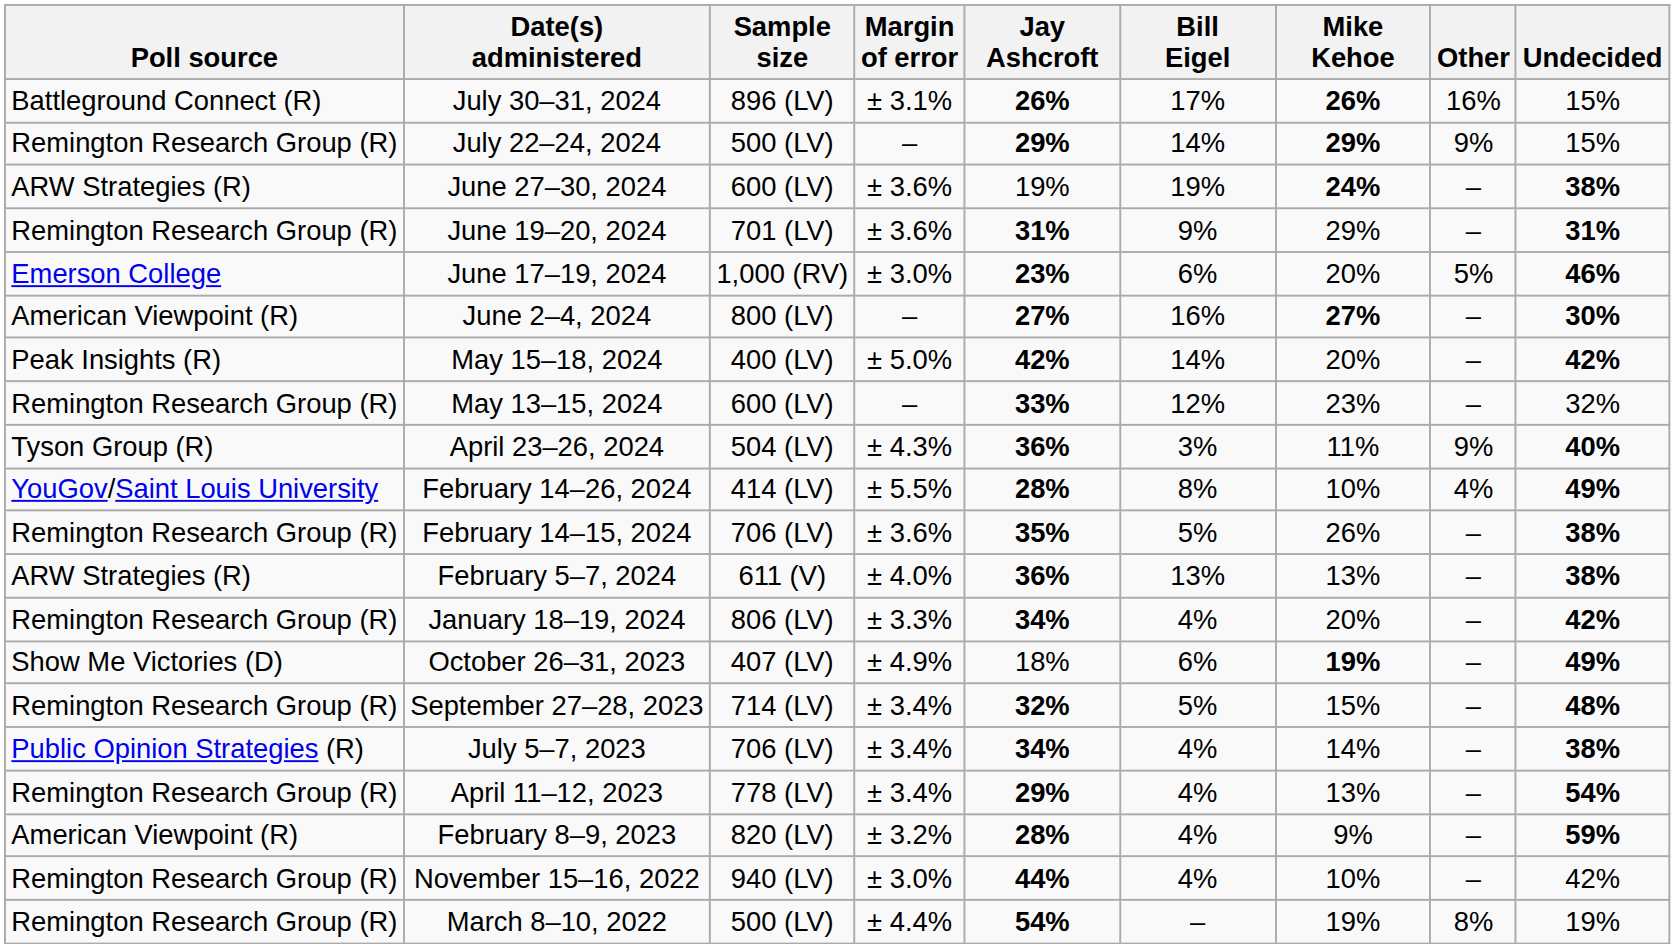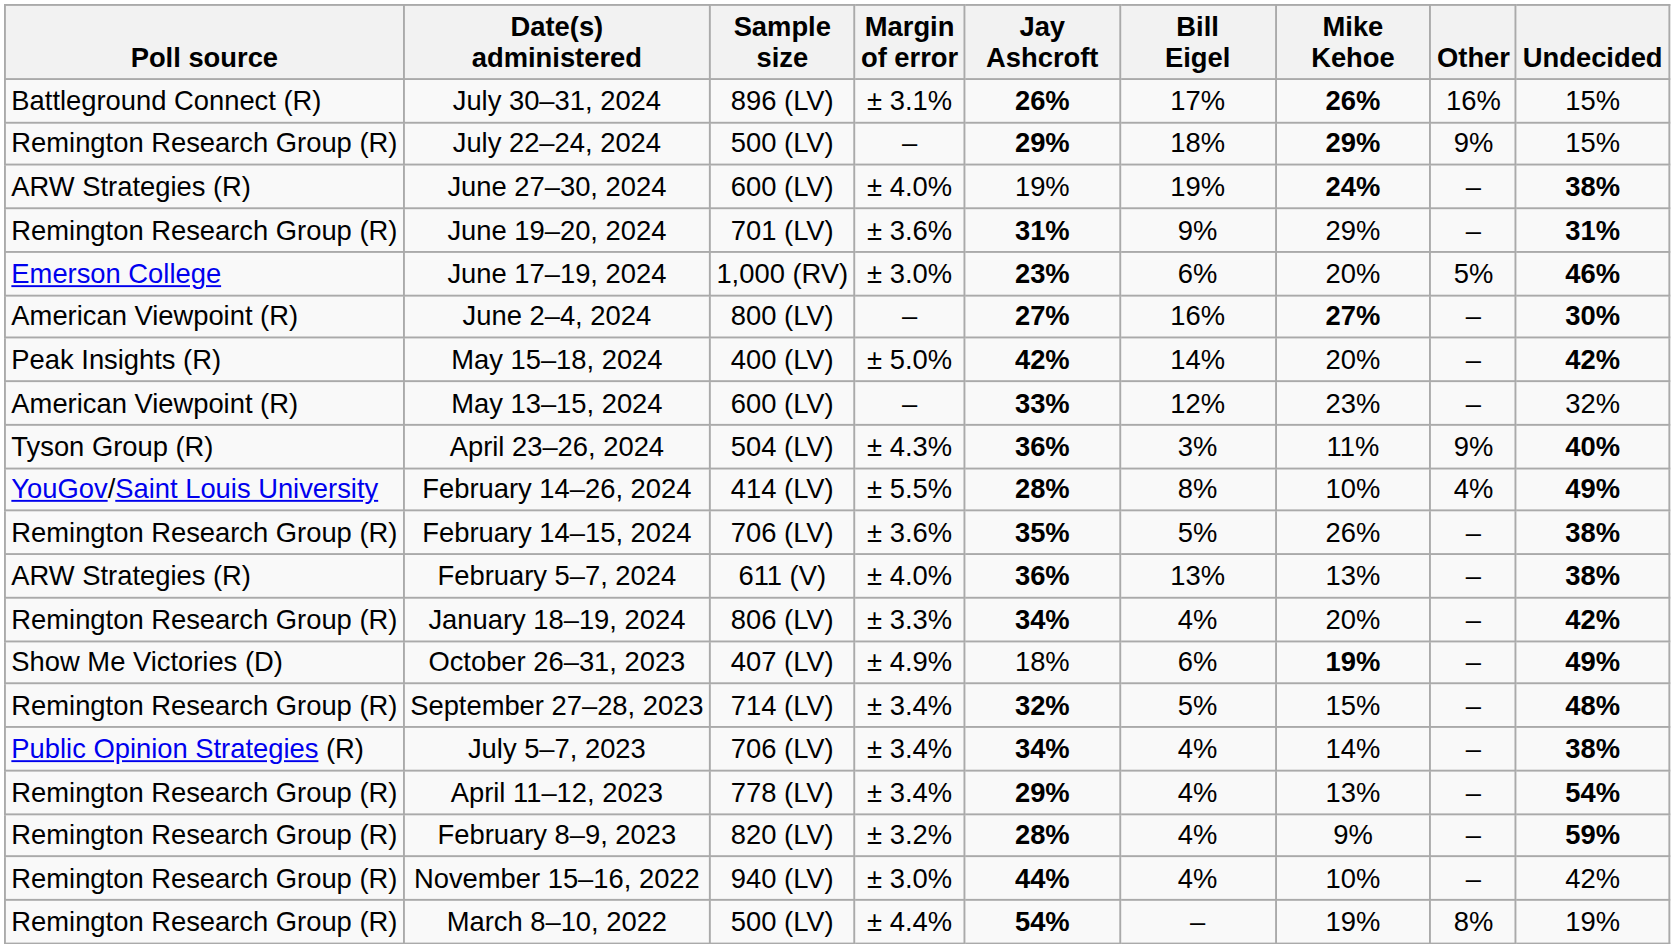(1198, 144) 14% -> (1198, 144) 18%
(910, 187) ± 3.6% -> (910, 187) ± 4.0%
(204, 403) Remington Research Group (R) -> (155, 403) American Viewpoint (R)
(155, 835) American Viewpoint (R) -> (204, 835) Remington Research Group (R)
